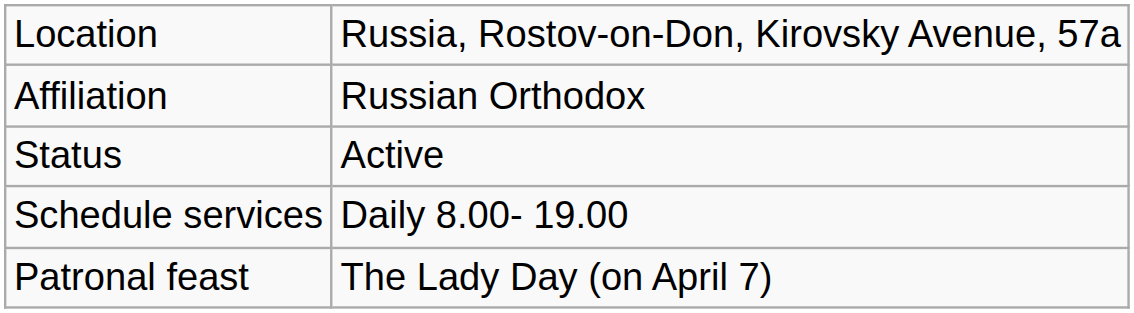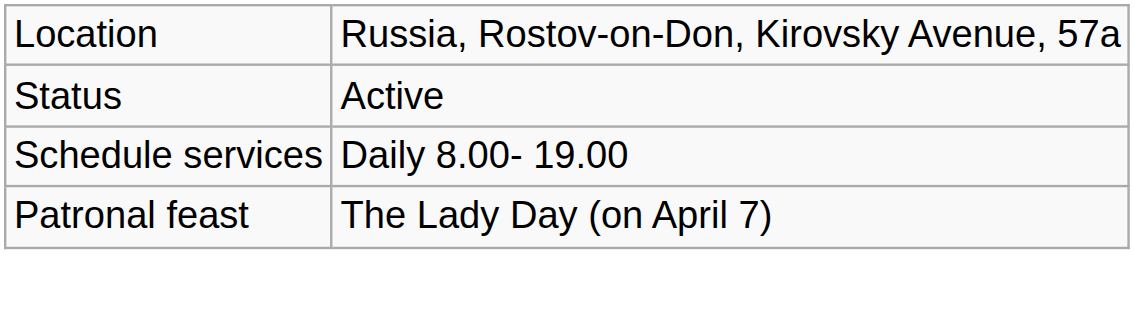- row: (91, 95)
